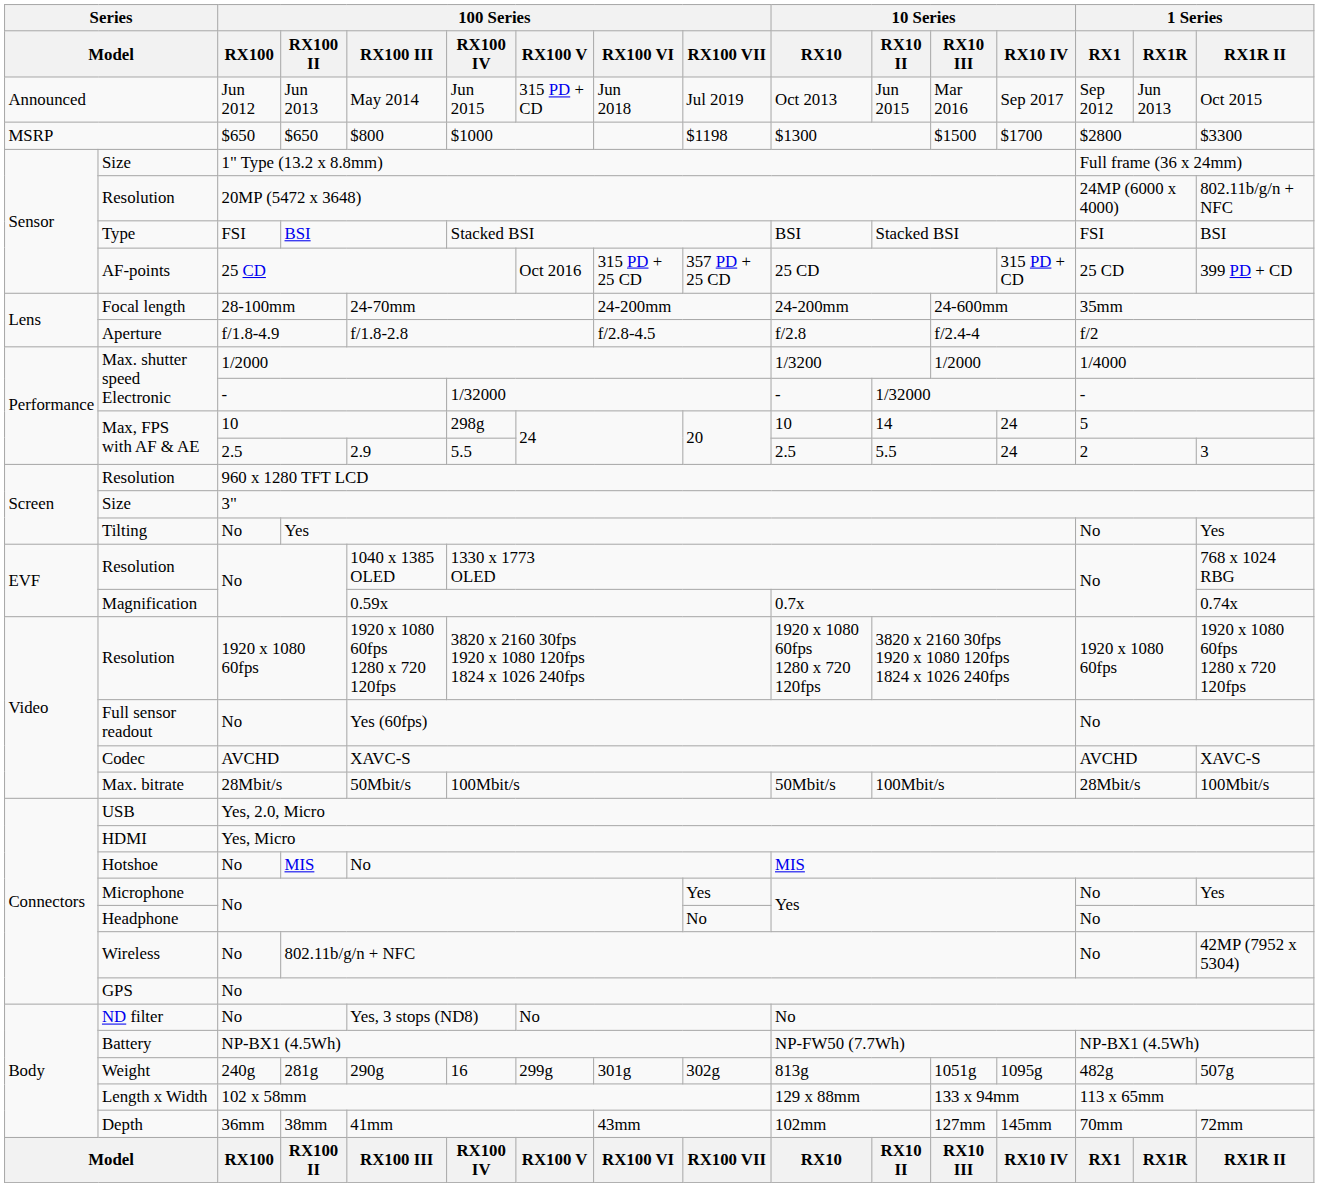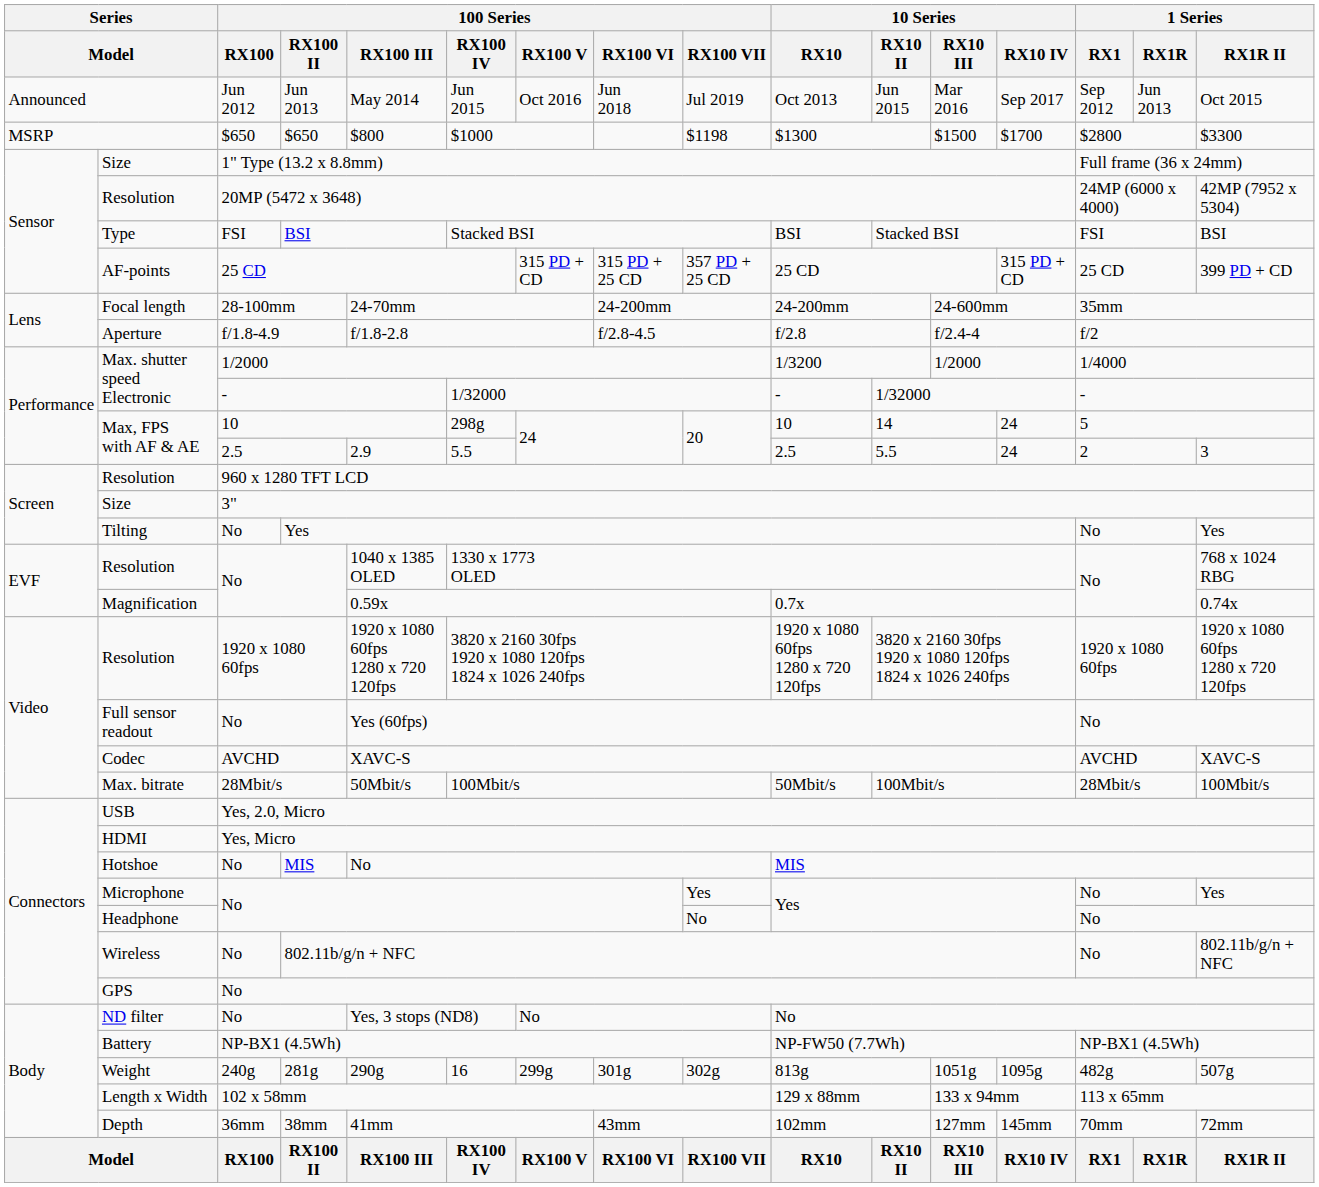(552, 99) 315 PD + CD -> (550, 99) Oct 2016
(1247, 198) 802.11b/g/n + NFC -> (1248, 198) 42MP (7952 x 5304)
(550, 270) Oct 2016 -> (552, 270) 315 PD + CD
(1248, 954) 42MP (7952 x 5304) -> (1247, 954) 802.11b/g/n + NFC
